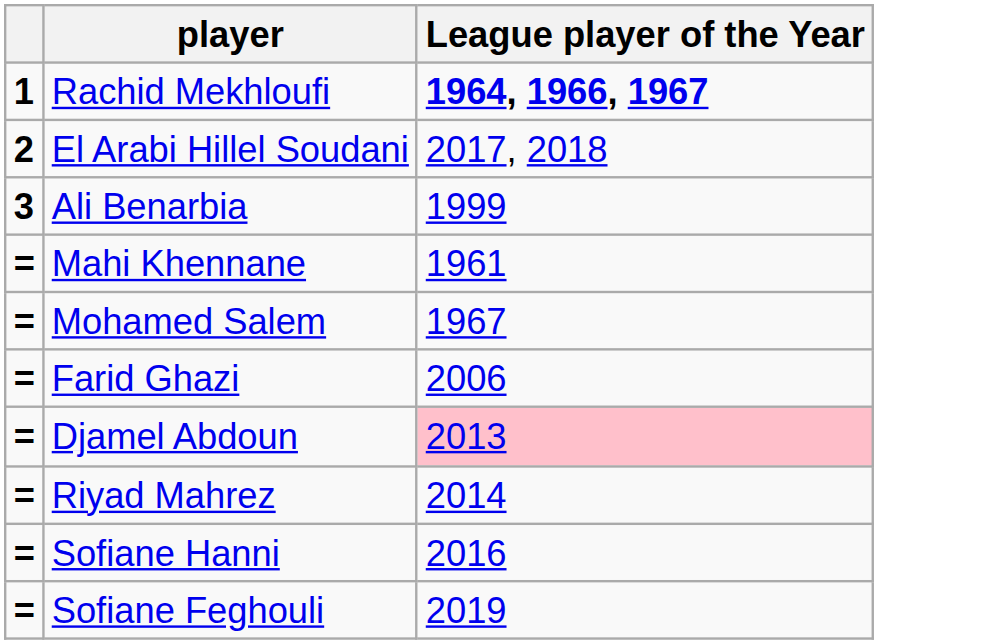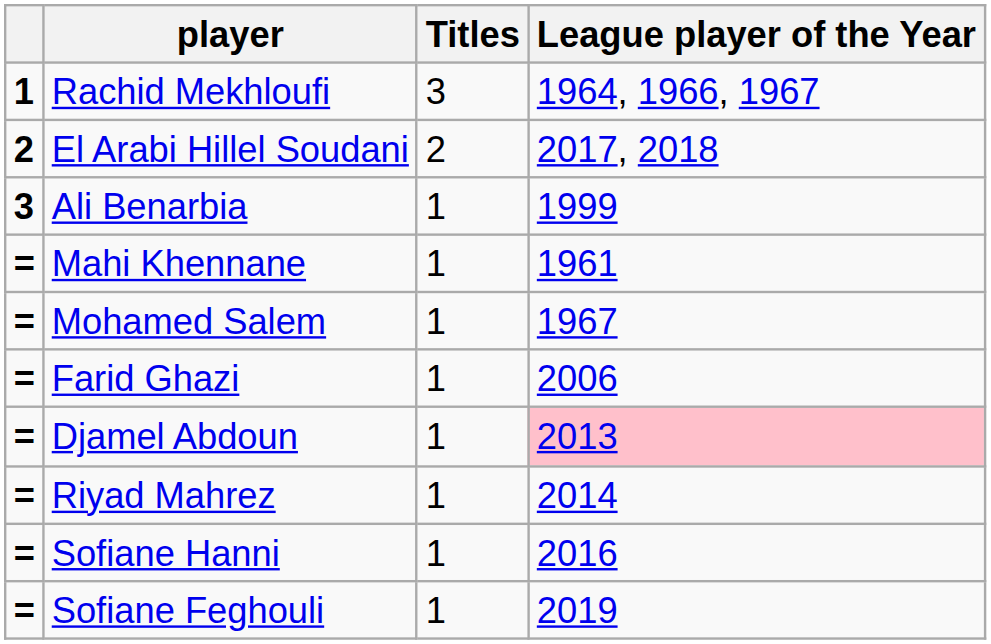+ column: (473, 34)
(567, 92) bold -> (678, 92) normal
